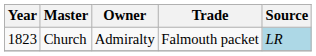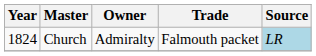(22, 39) 1823 -> (22, 39) 1824
